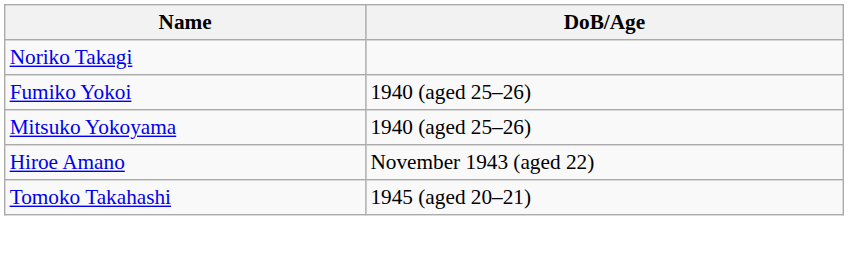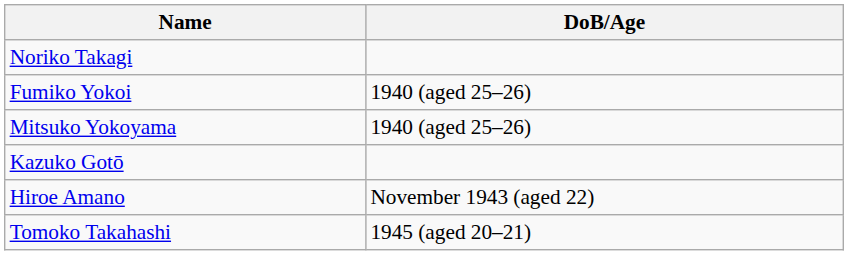+ row: (67, 162)
